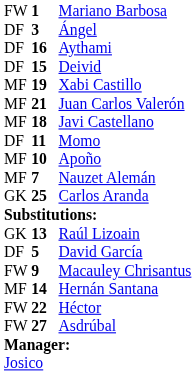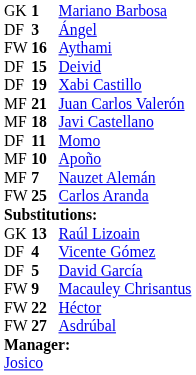(16, 11) FW -> (15, 11) GK
(14, 48) DF -> (16, 48) FW
(15, 85) MF -> (14, 85) DF
(15, 196) GK -> (16, 196) FW
+ row: (107, 252)
- row: (108, 289)
